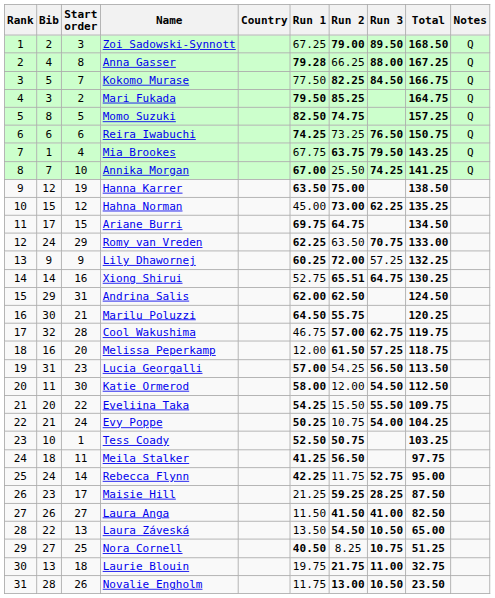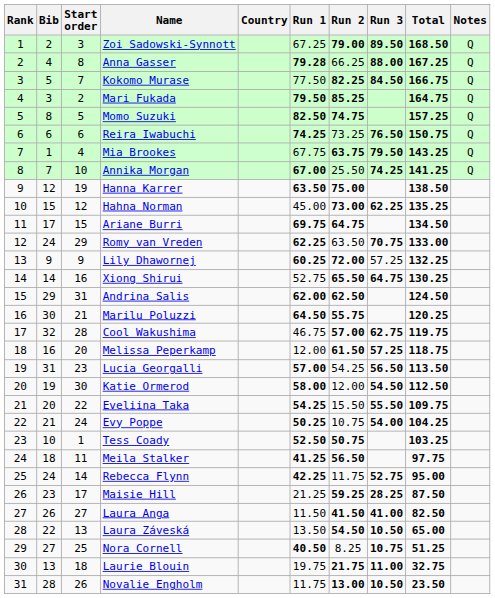(348, 278) 65.51 -> (348, 278) 65.50
(49, 386) 11 -> (49, 386) 19
